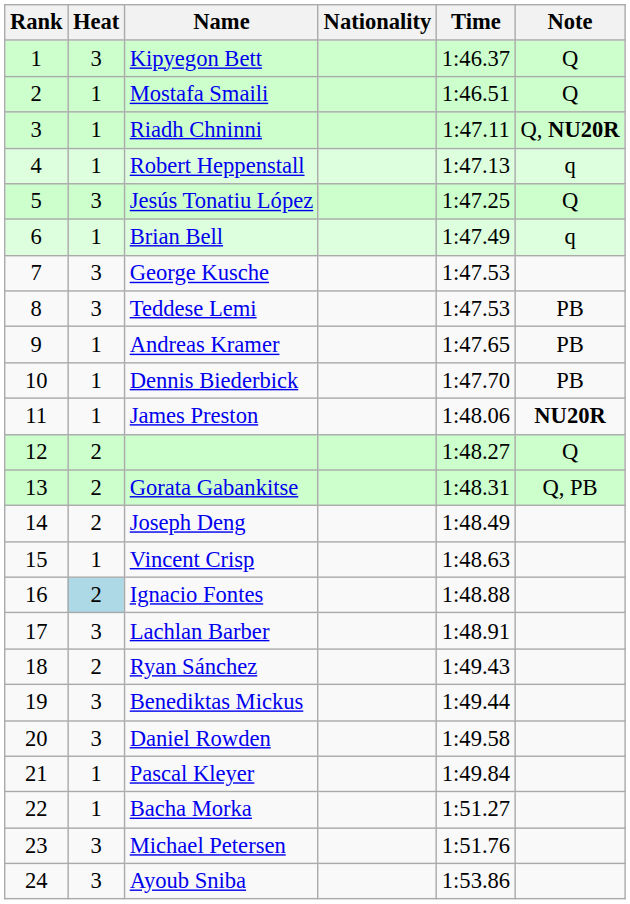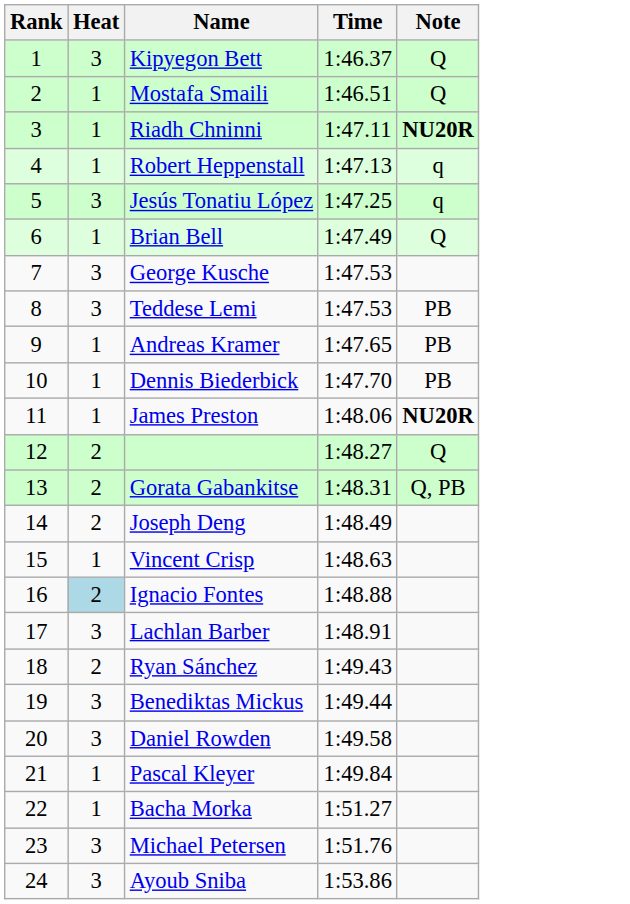- column: (378, 22)
(570, 129) Q, NU20R -> (438, 129) NU20R
(570, 201) Q -> (438, 201) q
(570, 237) q -> (438, 237) Q
